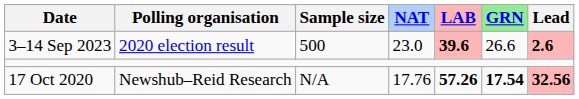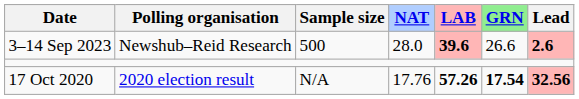(187, 45) 2020 election result -> (205, 45) Newshub–Reid Research
(408, 45) 23.0 -> (408, 45) 28.0
(205, 80) Newshub–Reid Research -> (187, 80) 2020 election result
